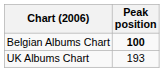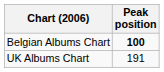(136, 59) 193 -> (136, 59) 191
